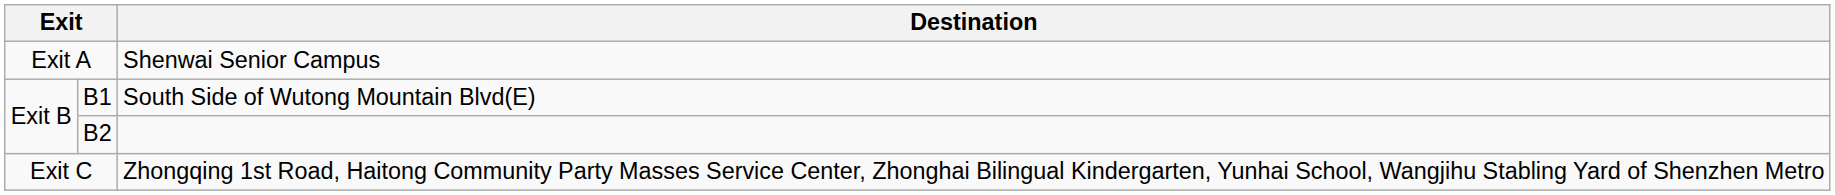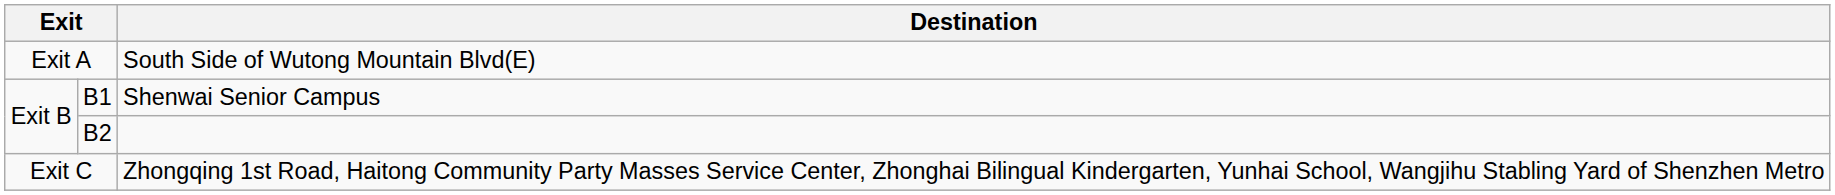(252, 60) Shenwai Senior Campus -> (329, 60) South Side of Wutong Mountain Blvd(E)
(329, 97) South Side of Wutong Mountain Blvd(E) -> (252, 97) Shenwai Senior Campus
